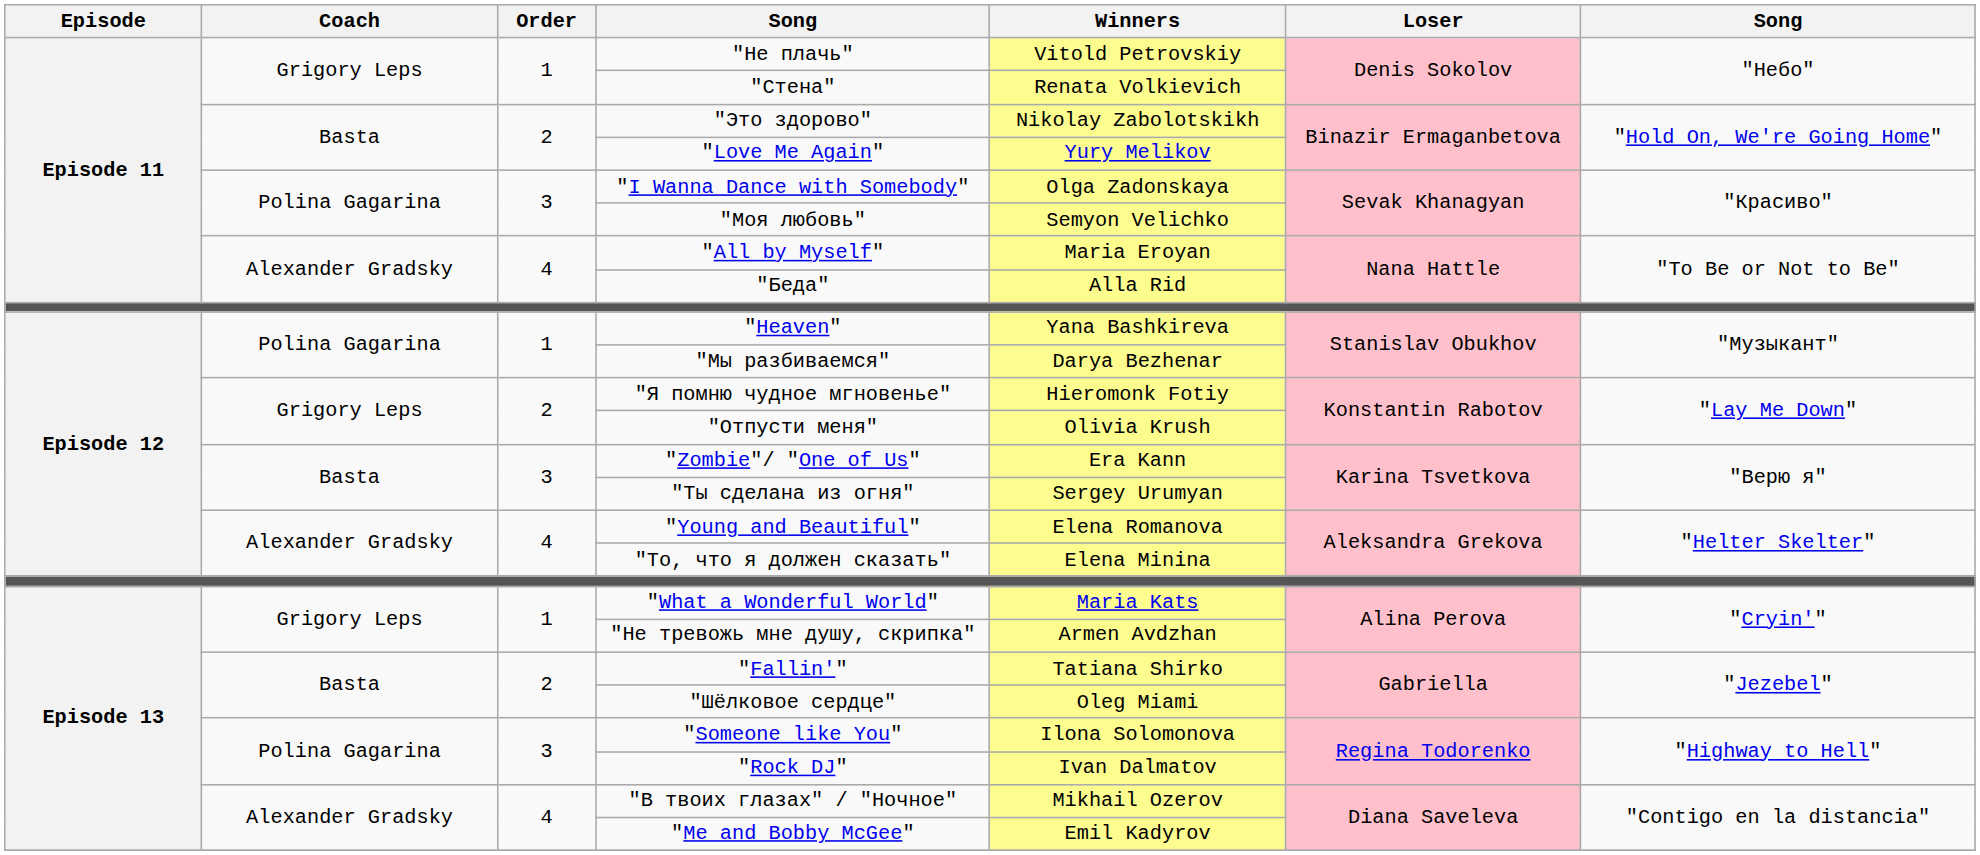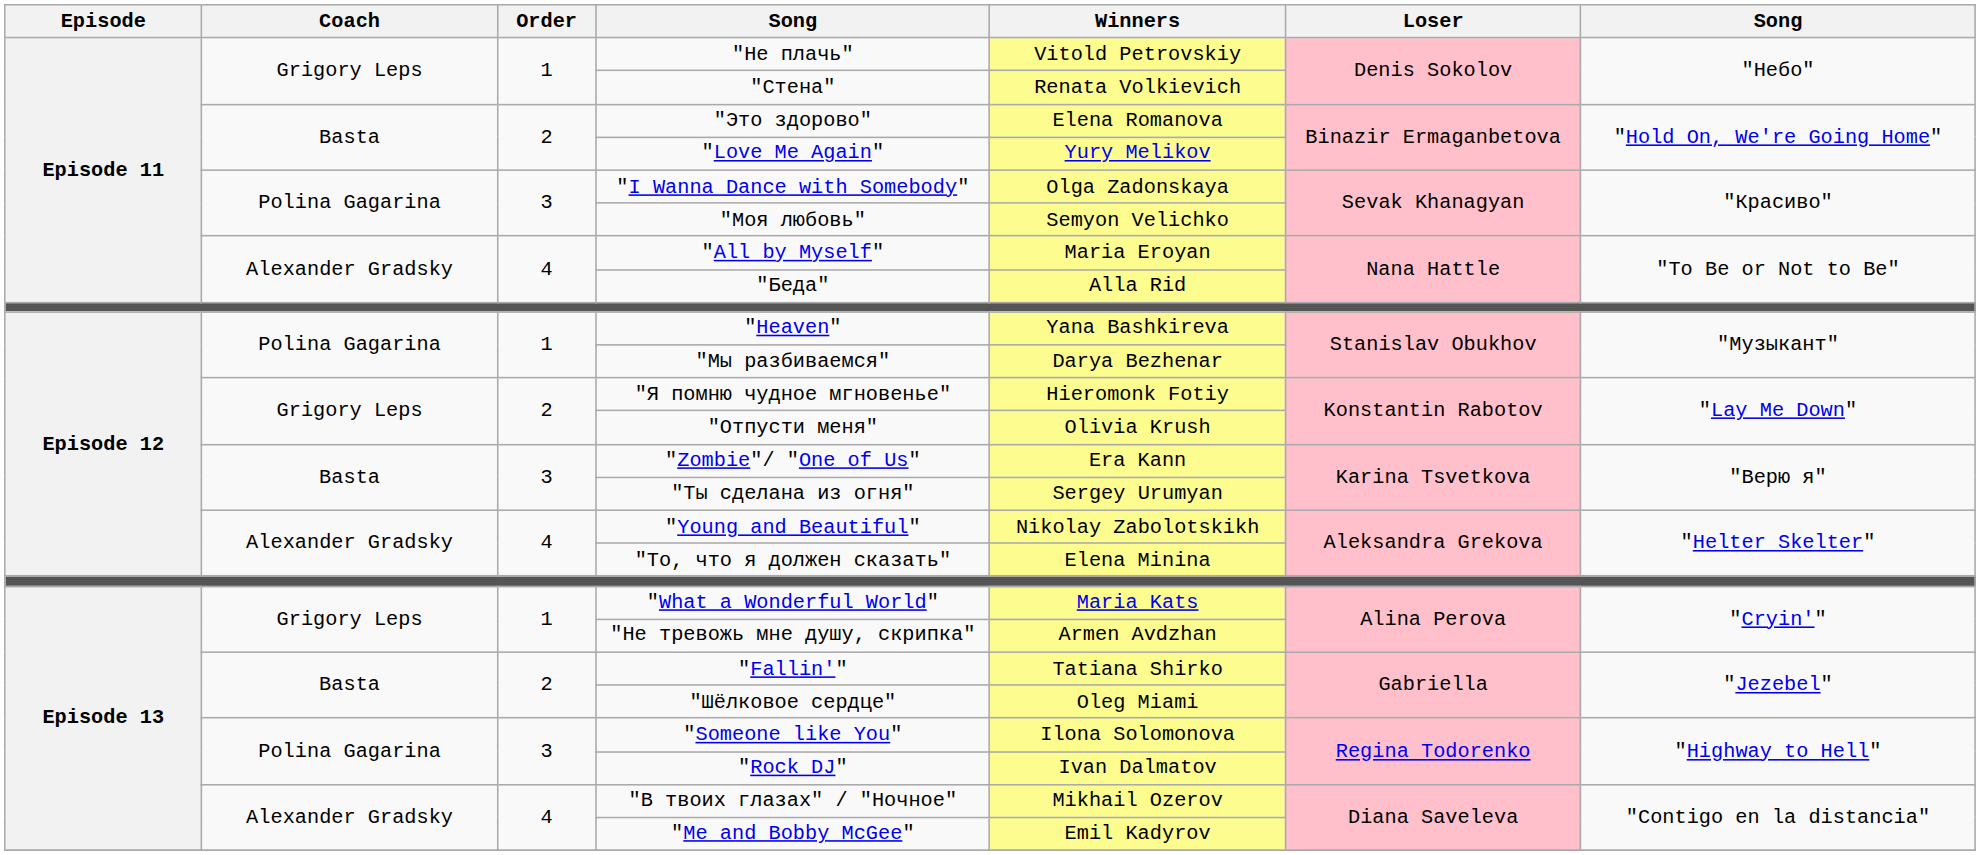(1138, 120) Nikolay Zabolotskikh -> (1138, 120) Elena Romanova
(1138, 527) Elena Romanova -> (1138, 527) Nikolay Zabolotskikh
